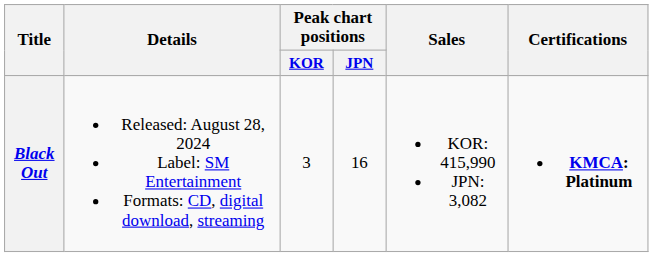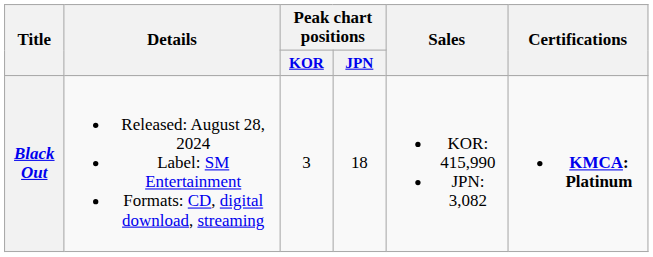(359, 163) 16 -> (359, 163) 18
